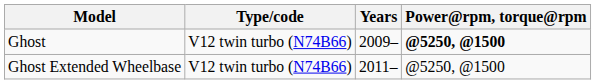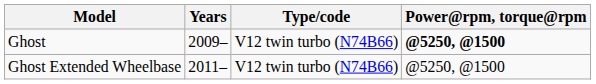columns swapped: (379, 16) <-> (270, 16)
